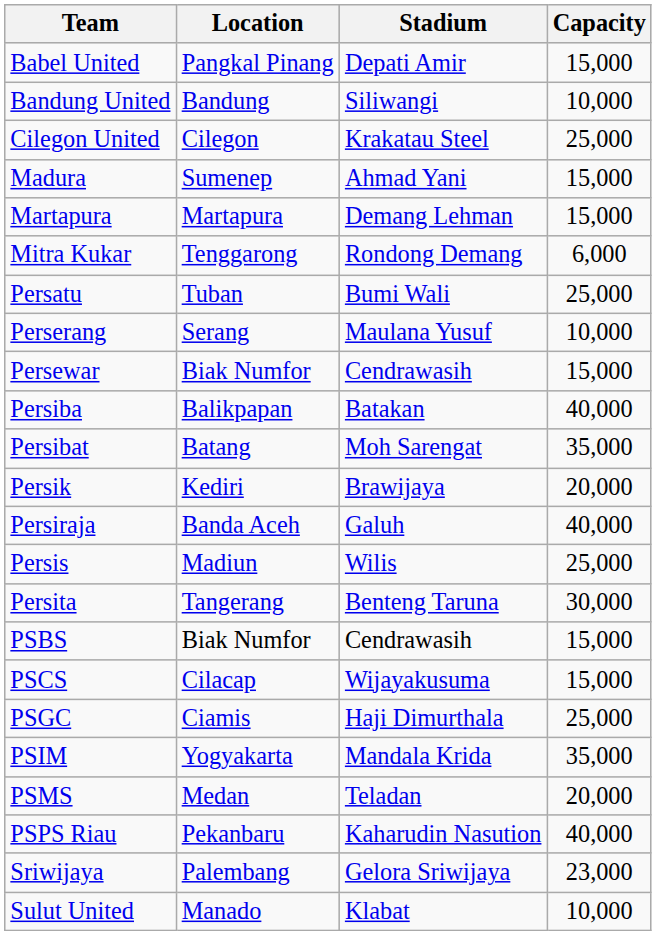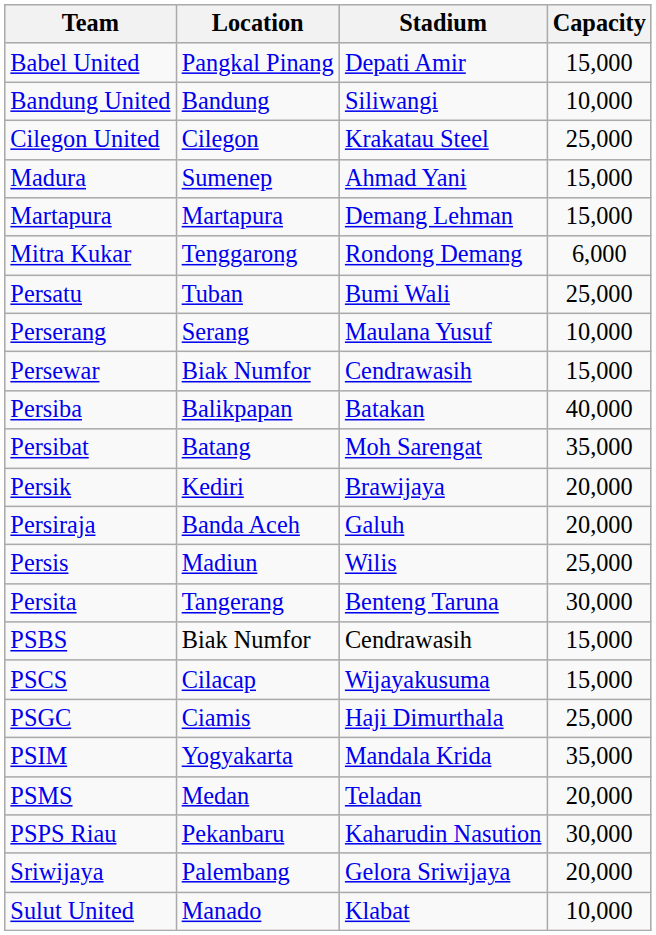(599, 525) 40,000 -> (599, 525) 20,000
(599, 833) 40,000 -> (599, 833) 30,000
(599, 872) 23,000 -> (599, 872) 20,000
